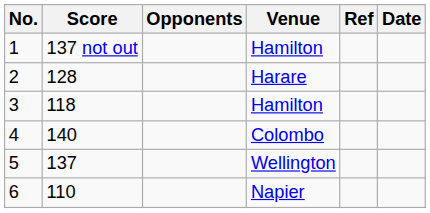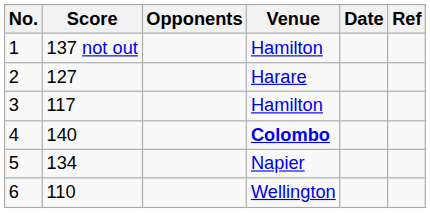columns swapped: (402, 18) <-> (359, 18)
(62, 76) 128 -> (62, 76) 127
(61, 105) 118 -> (61, 105) 117
(287, 134) normal -> (290, 134) bold
(62, 163) 137 -> (62, 163) 134
(293, 163) Wellington -> (278, 163) Napier
(278, 192) Napier -> (293, 192) Wellington
